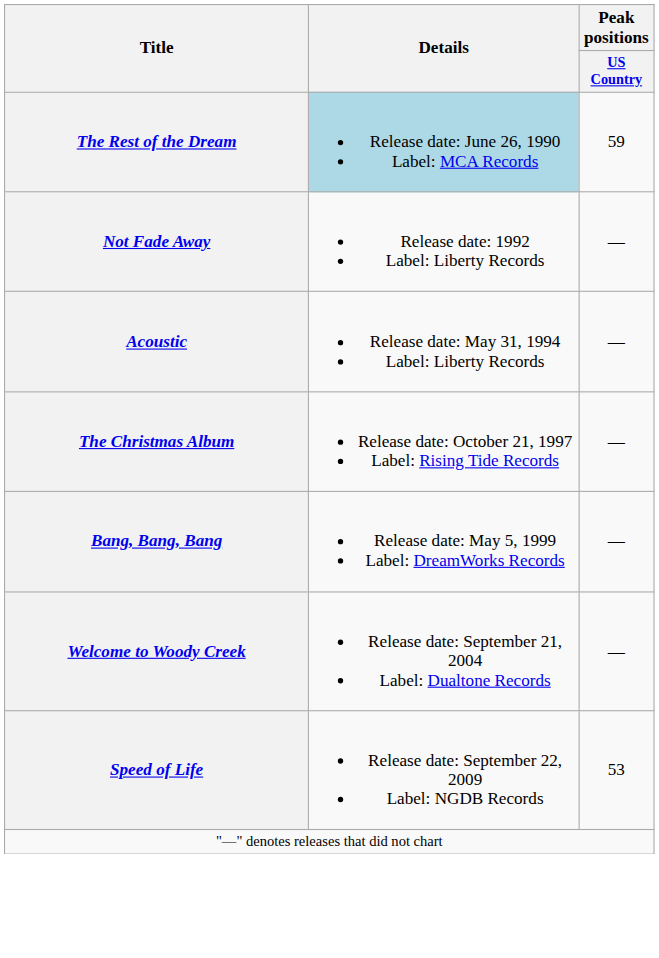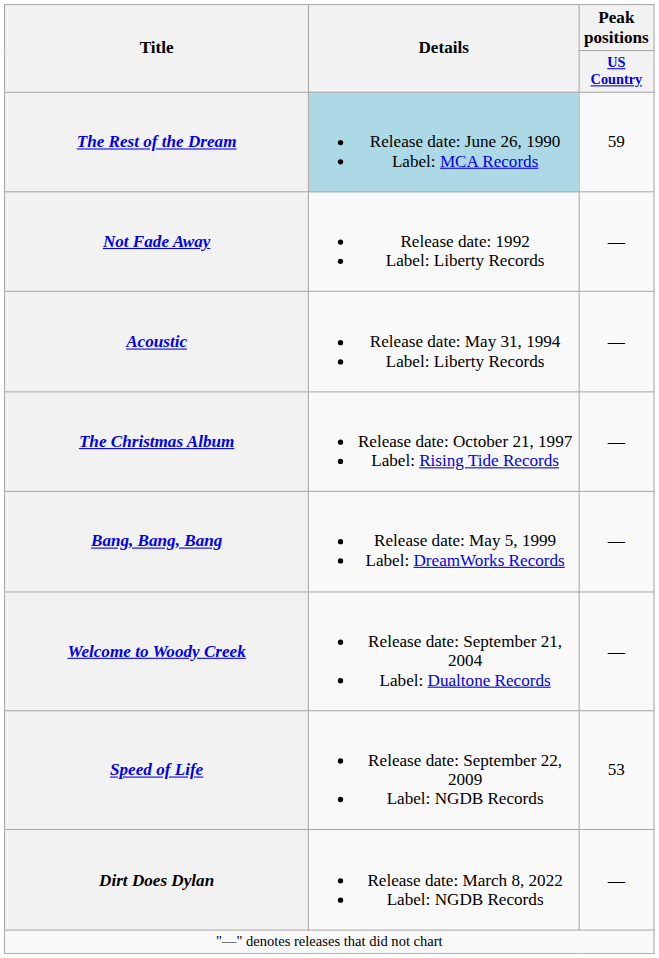+ row: (157, 879)
